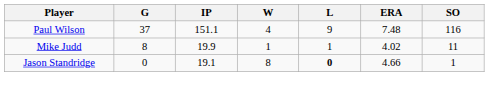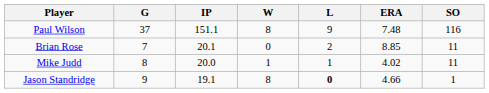(268, 29) 4 -> (268, 29) 8
+ row: (59, 46)
(206, 46) 19.9 -> (206, 63) 20.0
(145, 63) 0 -> (145, 79) 9
